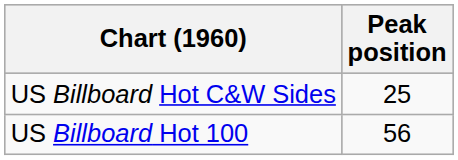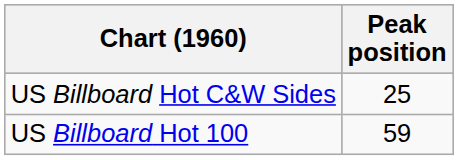(397, 133) 56 -> (397, 133) 59
